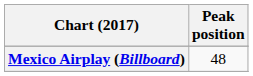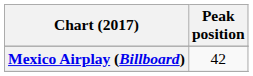(218, 58) 48 -> (218, 58) 42
